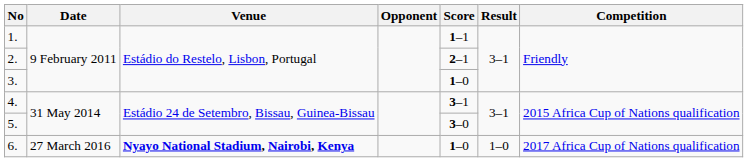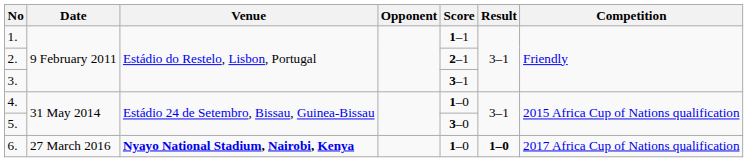(459, 80) 1–0 -> (459, 80) 3–1
(459, 102) 3–1 -> (459, 102) 1–0
(499, 145) normal -> (499, 145) bold
